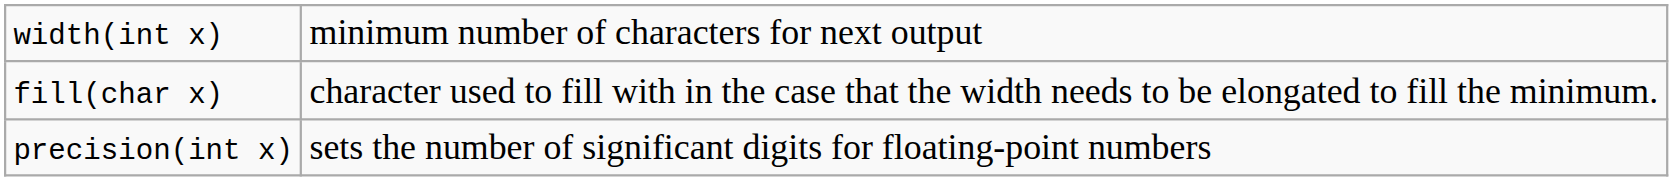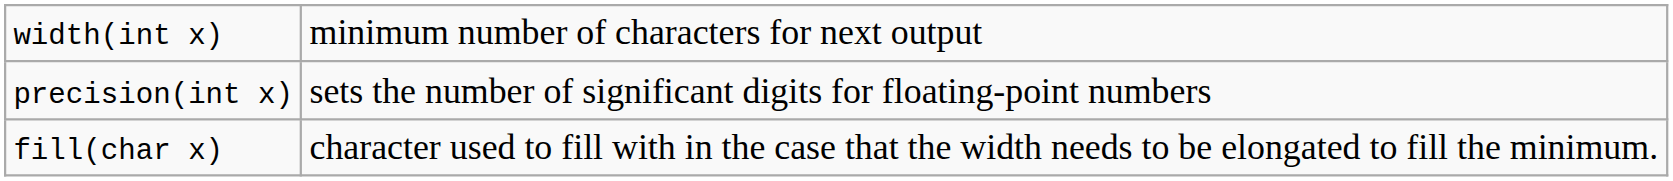rows swapped: (118, 94) <-> (153, 151)
